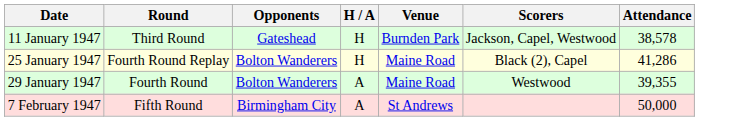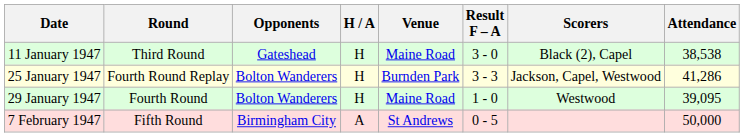+ column: (485, 23)
(420, 37) Burnden Park -> (420, 53) Maine Road
(541, 37) Jackson, Capel, Westwood -> (586, 53) Black (2), Capel
(657, 37) 38,578 -> (702, 53) 38,538
(420, 60) Maine Road -> (420, 76) Burnden Park
(541, 60) Black (2), Capel -> (586, 76) Jackson, Capel, Westwood
(359, 82) A -> (359, 98) H
(657, 82) 39,355 -> (702, 98) 39,095
